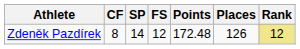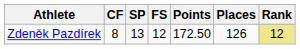(137, 34) 14 -> (137, 34) 13
(192, 34) 172.48 -> (192, 34) 172.50
